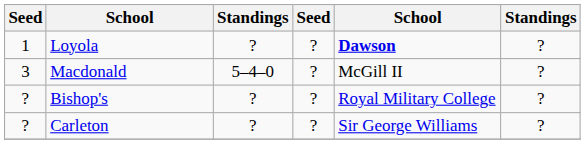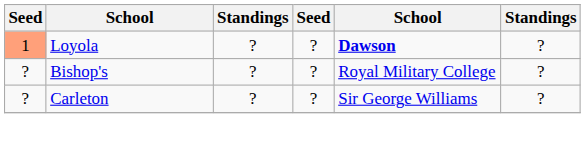(25, 44) no background -> (25, 44) lightsalmon background
- row: (88, 71)
